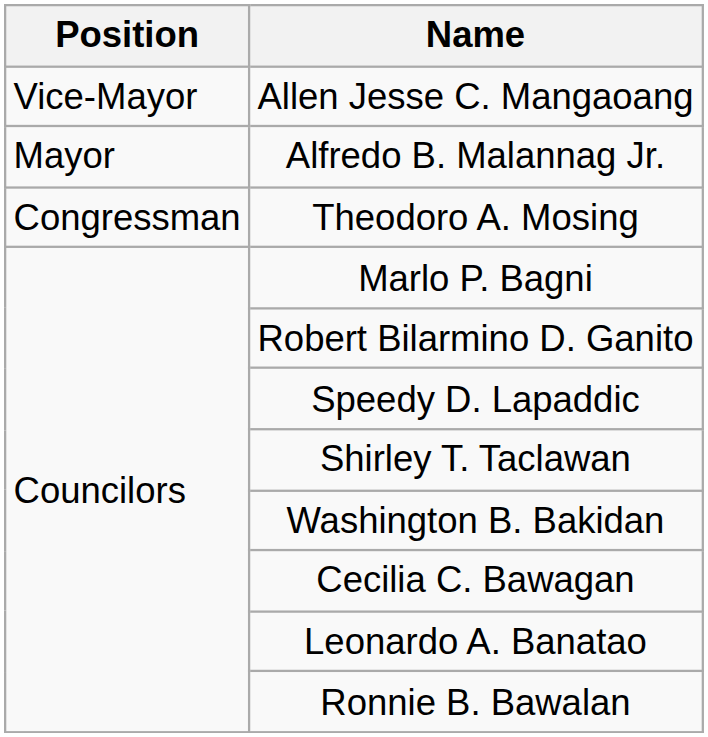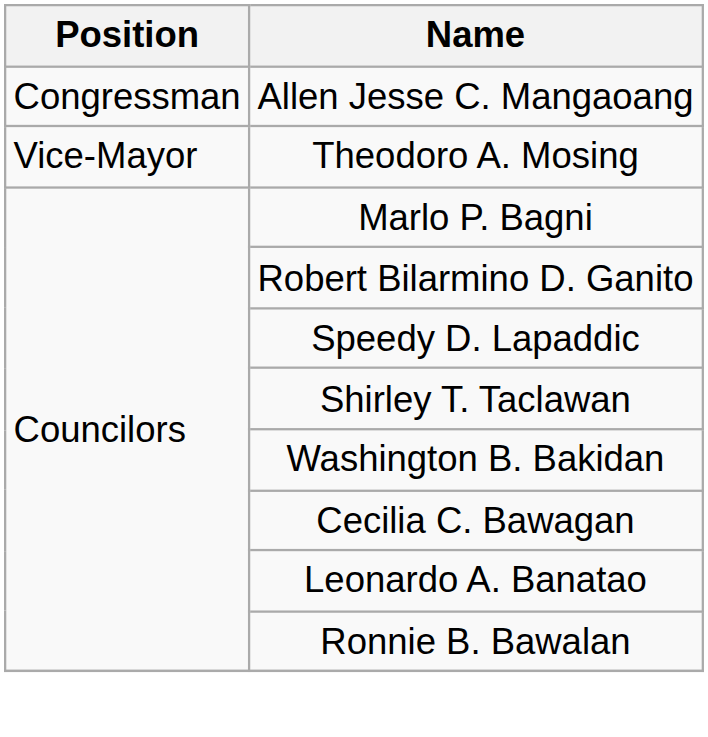(105, 96) Vice-Mayor -> (127, 96) Congressman
- row: (475, 156)
(127, 217) Congressman -> (105, 156) Vice-Mayor
